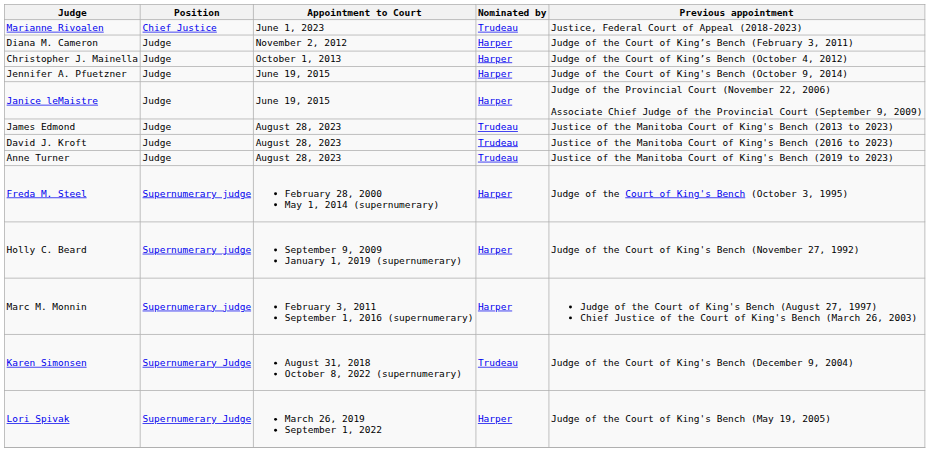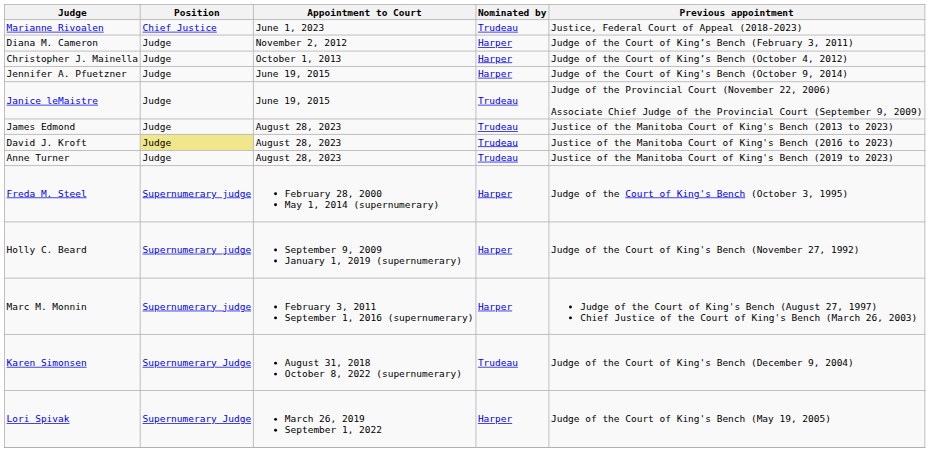(495, 100) Harper -> (498, 100) Trudeau
(157, 142) no background -> (157, 142) khaki background
